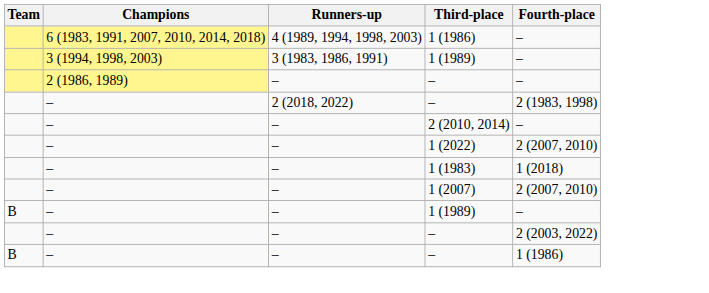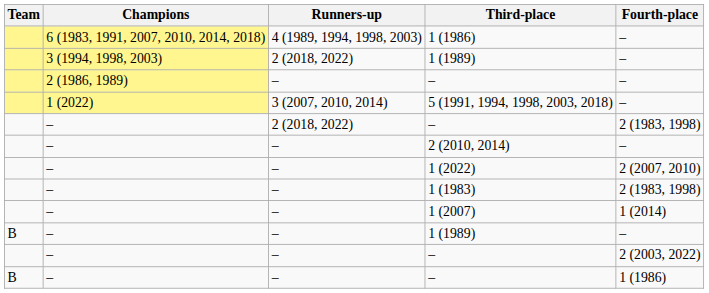(330, 59) 3 (1983, 1986, 1991) -> (312, 59) 2 (2018, 2022)
+ row: (70, 102)
(539, 168) 1 (2018) -> (660, 189) 2 (1983, 1998)
(557, 189) 2 (2007, 2010) -> (643, 211) 1 (2014)
